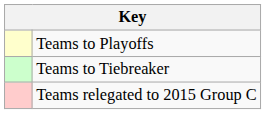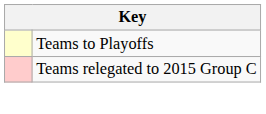- row: (103, 69)
